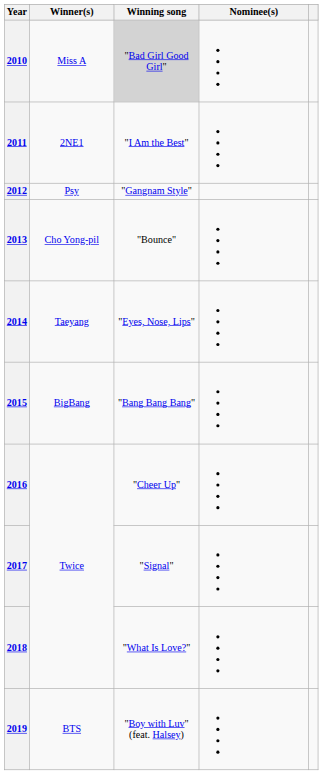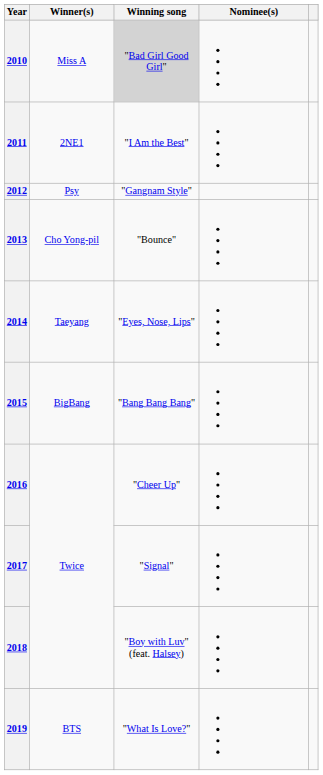(157, 647) "What Is Love?" -> (157, 647) "Boy with Luv" (feat. Halsey)
(157, 729) "Boy with Luv" (feat. Halsey) -> (157, 729) "What Is Love?"
